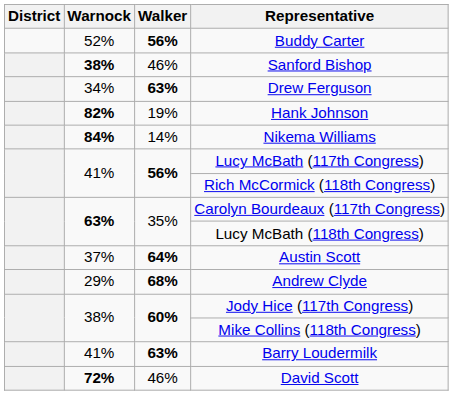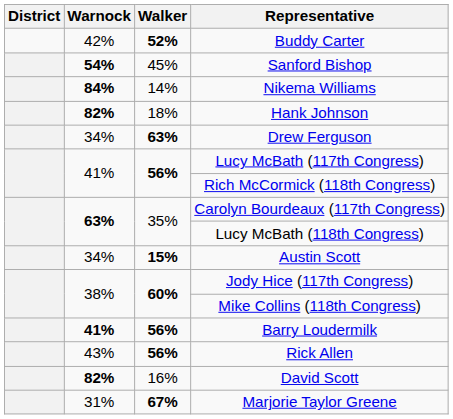(99, 40) 52% -> (99, 40) 42%
(163, 40) 56% -> (163, 40) 52%
(99, 64) 38% -> (99, 64) 54%
(163, 64) 46% -> (163, 64) 45%
rows swapped: (320, 88) <-> (320, 137)
(163, 112) 19% -> (163, 112) 18%
(99, 257) 37% -> (99, 257) 34%
(163, 257) 64% -> (163, 257) 15%
- row: (320, 281)
(99, 354) normal -> (99, 329) bold
(163, 354) 63% -> (163, 329) 56%
+ row: (320, 354)
(99, 378) 72% -> (99, 378) 82%
(163, 378) 46% -> (163, 378) 16%
+ row: (320, 402)
